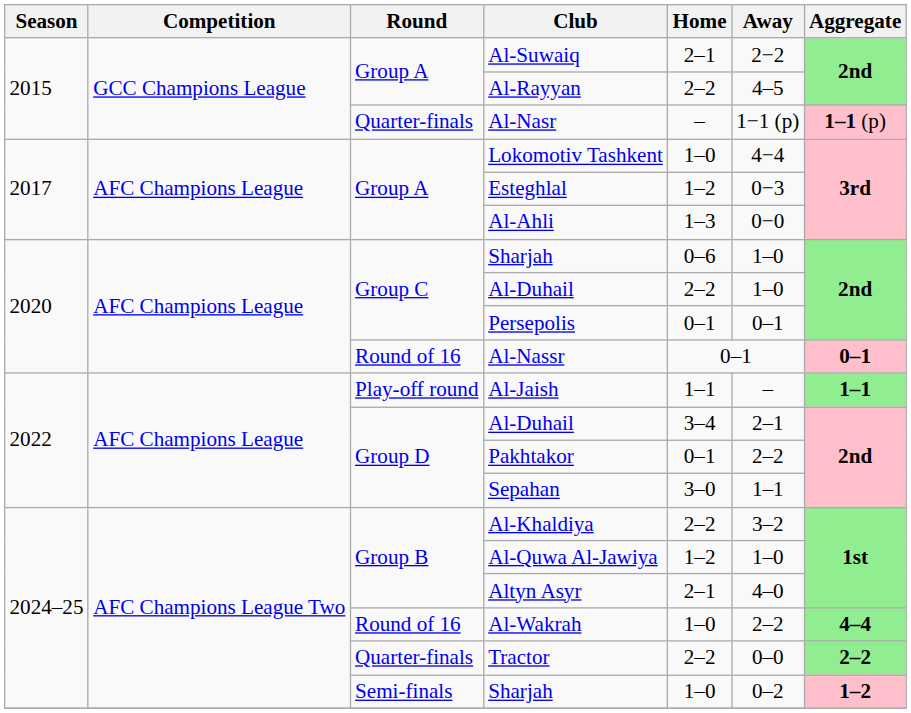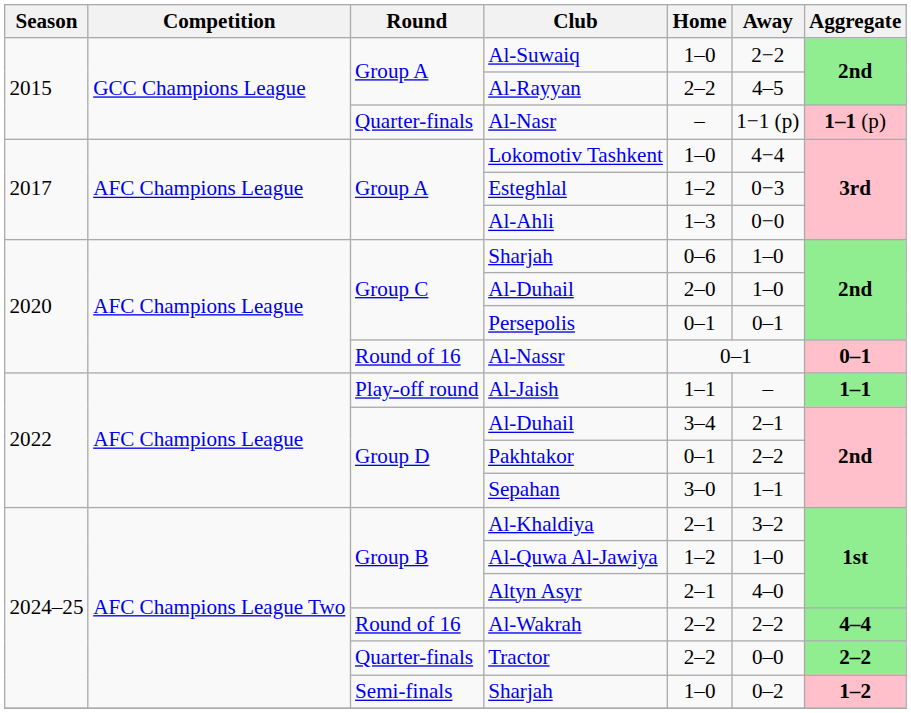(700, 54) 2–1 -> (700, 54) 1–0
(700, 289) 2–2 -> (700, 289) 2–0
(700, 523) 2–2 -> (700, 523) 2–1
(700, 624) 1–0 -> (700, 624) 2–2
